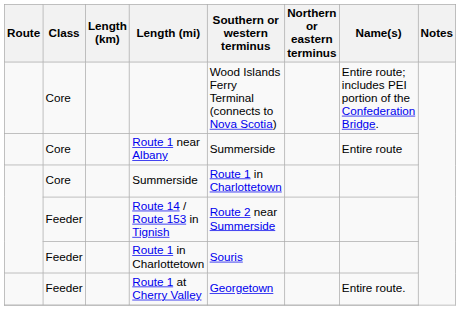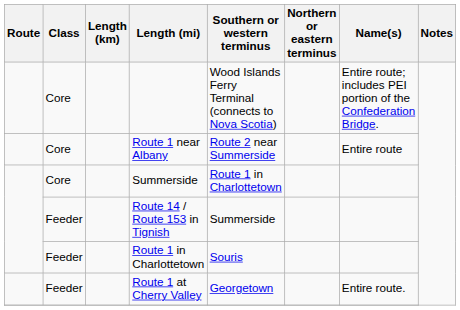(242, 149) Summerside -> (243, 149) Route 2 near Summerside
(243, 219) Route 2 near Summerside -> (242, 219) Summerside
